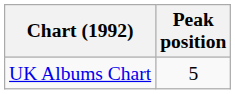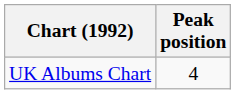(193, 72) 5 -> (193, 72) 4
